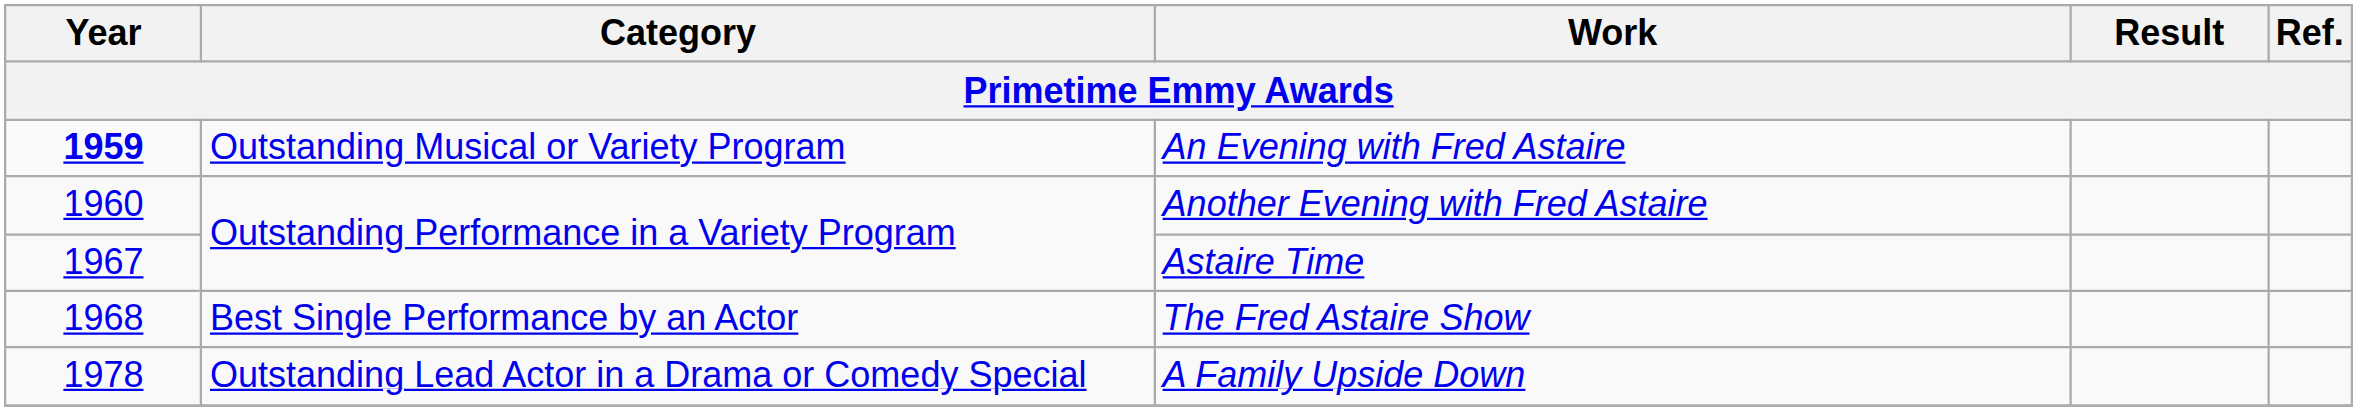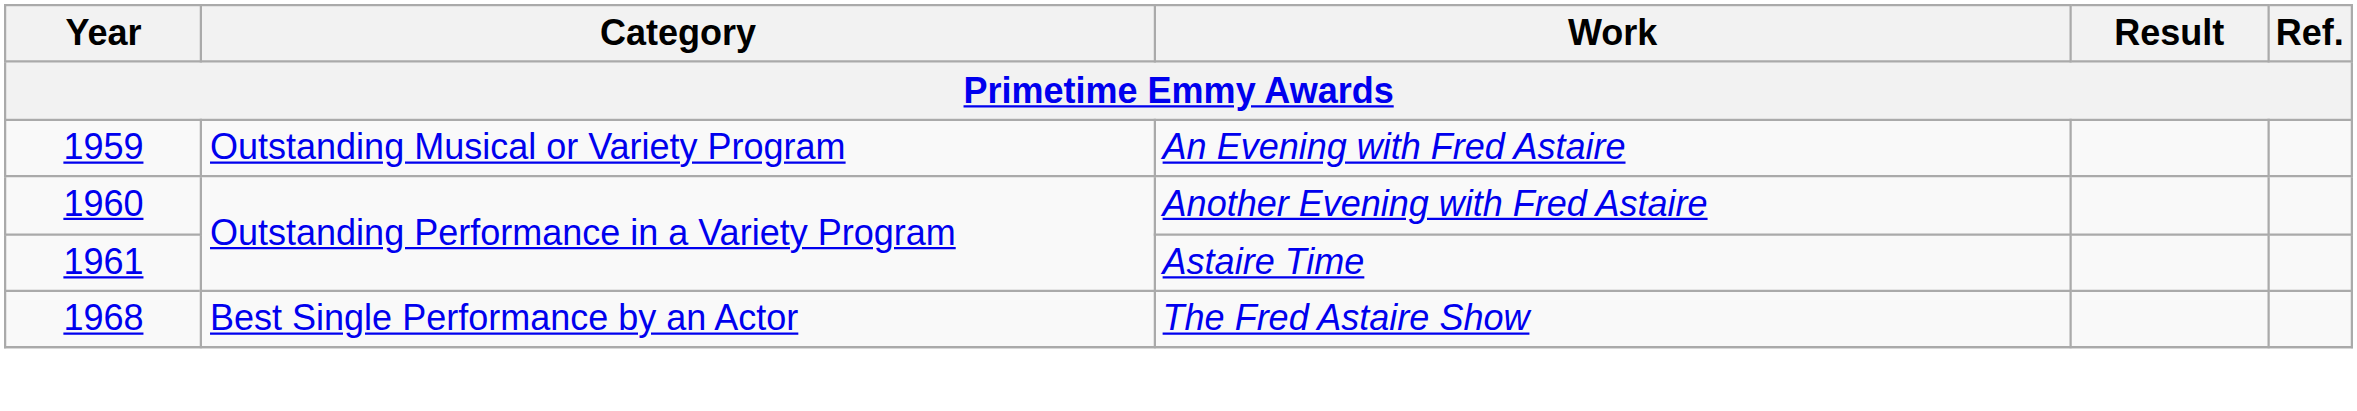(103, 147) bold -> (103, 147) normal
(103, 261) 1967 -> (103, 261) 1961
- row: (1344, 375)
